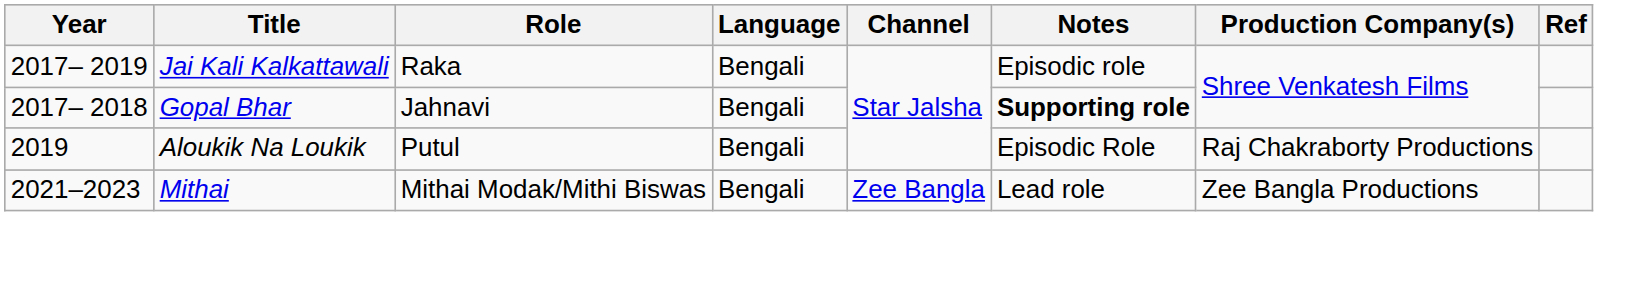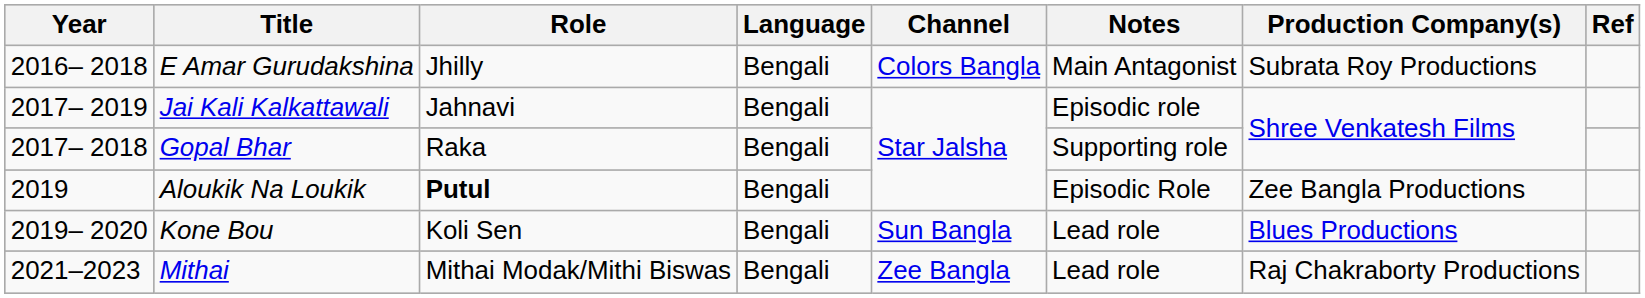+ row: (287, 66)
(431, 66) Raka -> (470, 107) Jahnavi
(445, 107) Jahnavi -> (456, 148) Raka
(1093, 107) bold -> (1140, 148) normal
(430, 148) normal -> (458, 189) bold
(1367, 148) Raj Chakraborty Productions -> (1387, 189) Zee Bangla Productions
+ row: (217, 230)
(1340, 189) Zee Bangla Productions -> (1414, 271) Raj Chakraborty Productions
